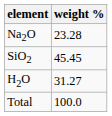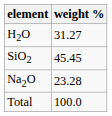rows swapped: (21, 35) <-> (19, 80)
